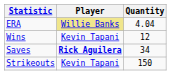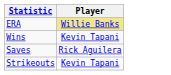- column: (145, 11)
(90, 50) bold -> (90, 50) normal
